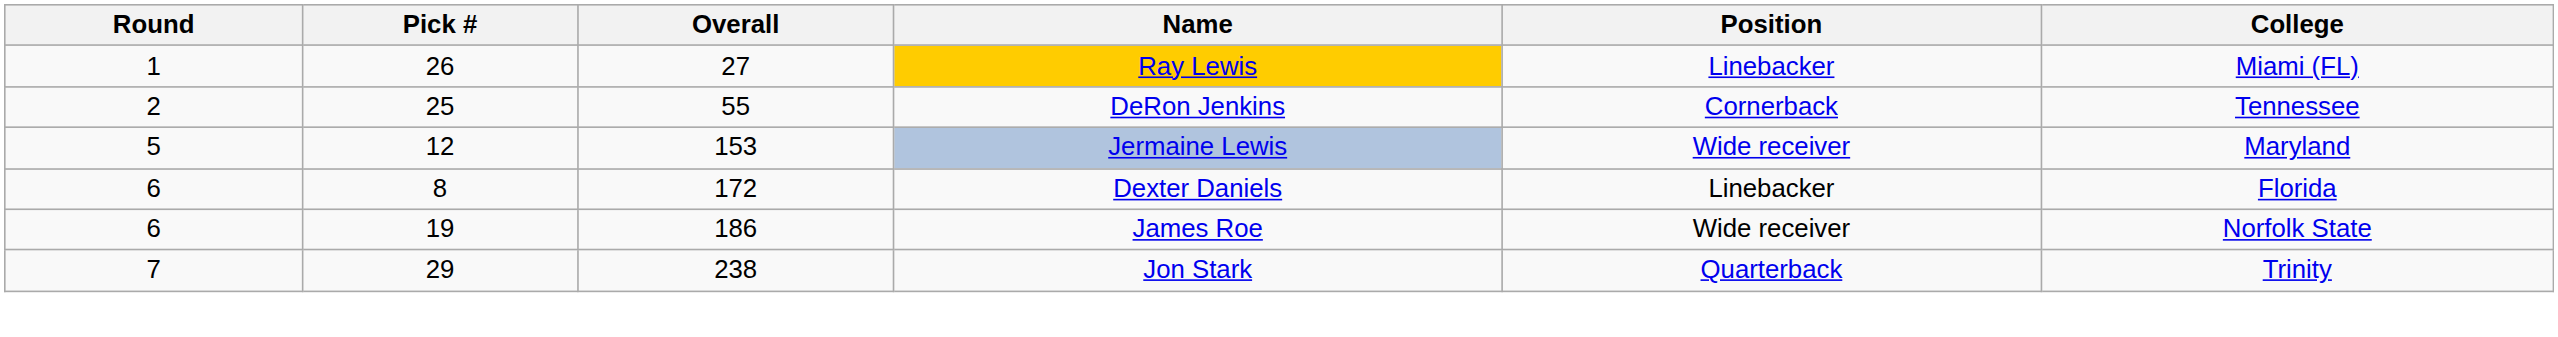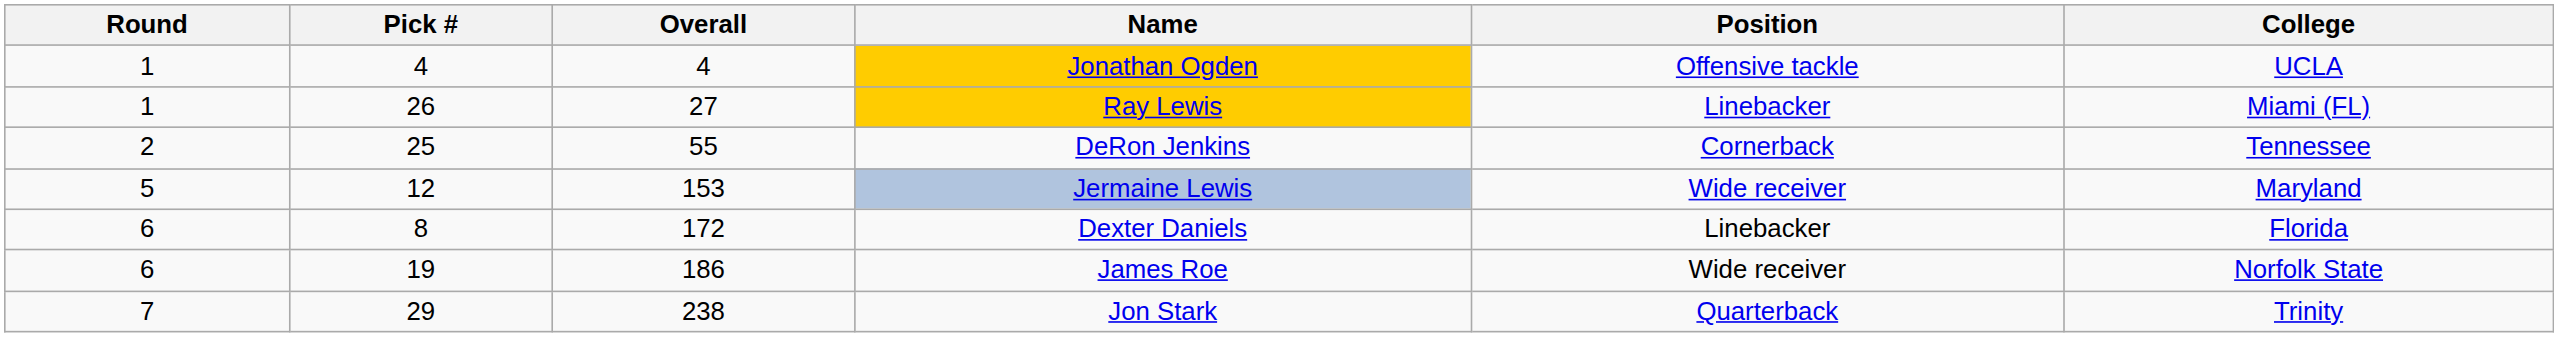+ row: (1163, 65)
